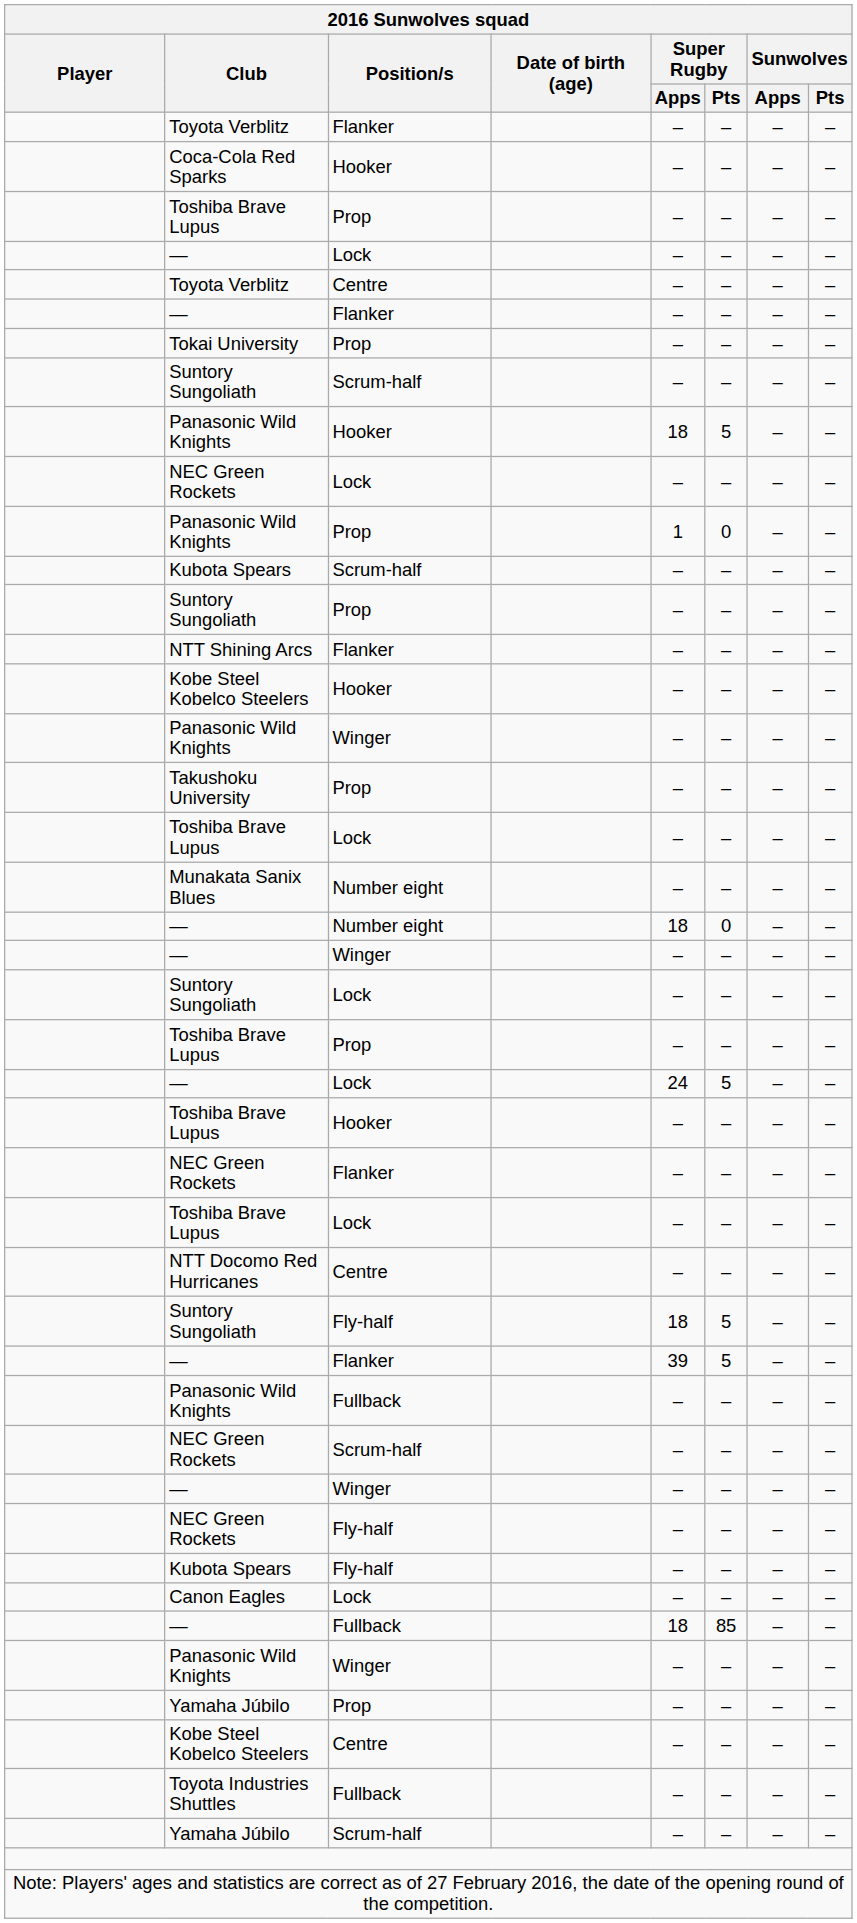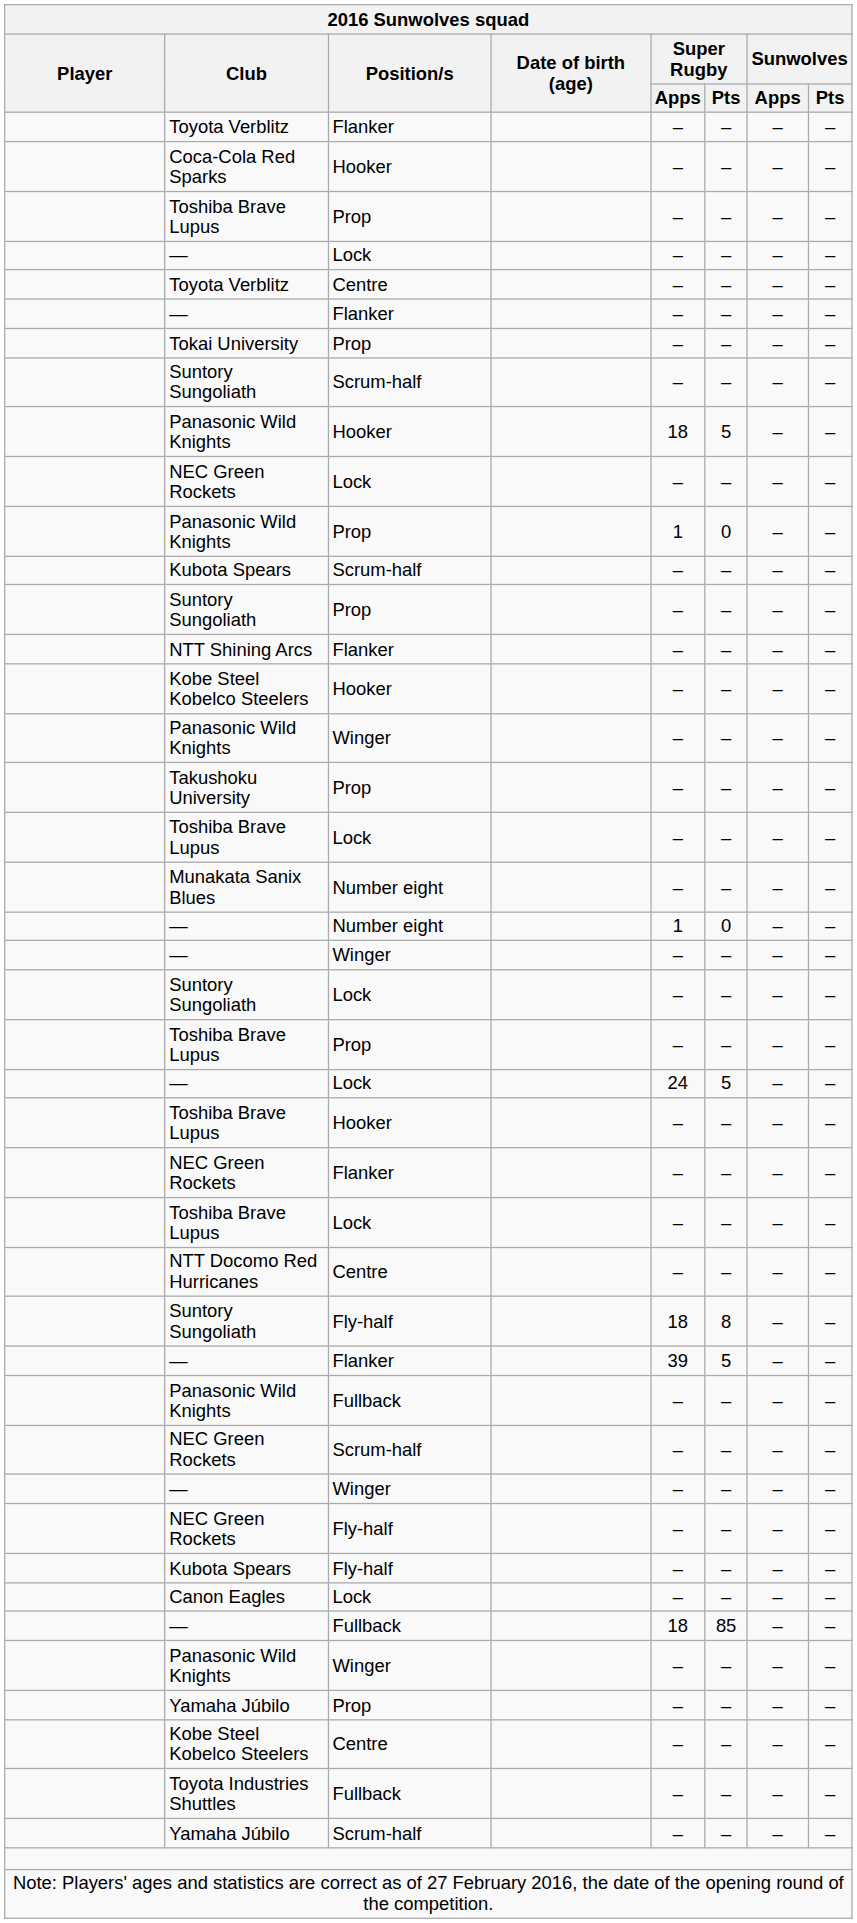(678, 926) 18 -> (678, 926) 1
(726, 1322) 5 -> (726, 1322) 8
